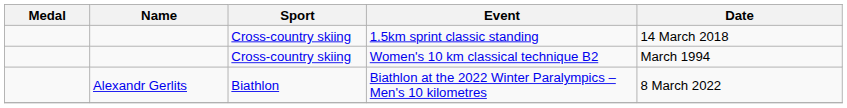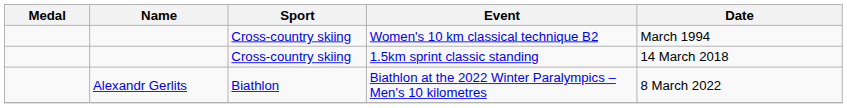rows swapped: (454, 36) <-> (484, 57)
